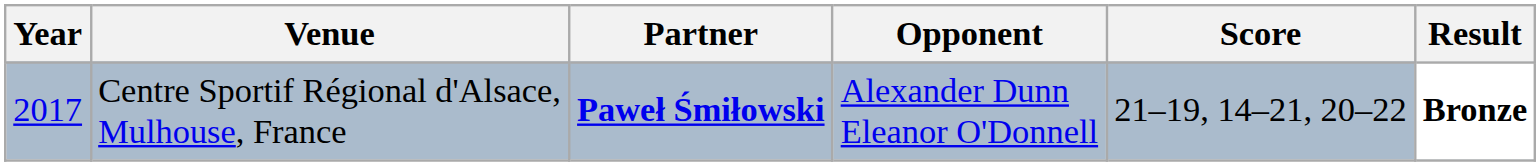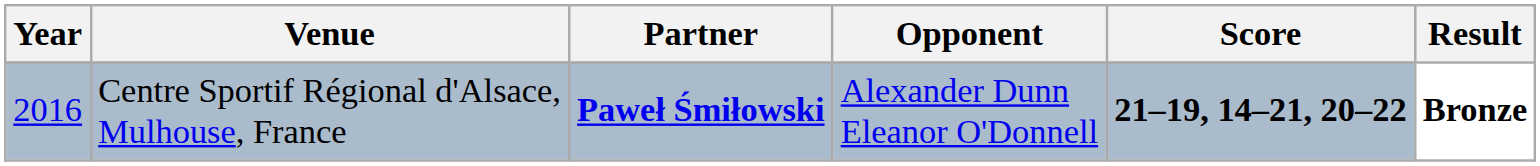(48, 110) 2017 -> (48, 110) 2016
(1260, 110) normal -> (1260, 110) bold
